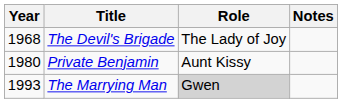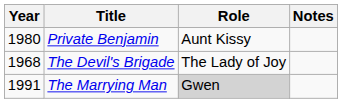rows swapped: (111, 39) <-> (103, 62)
(24, 86) 1993 -> (24, 86) 1991
